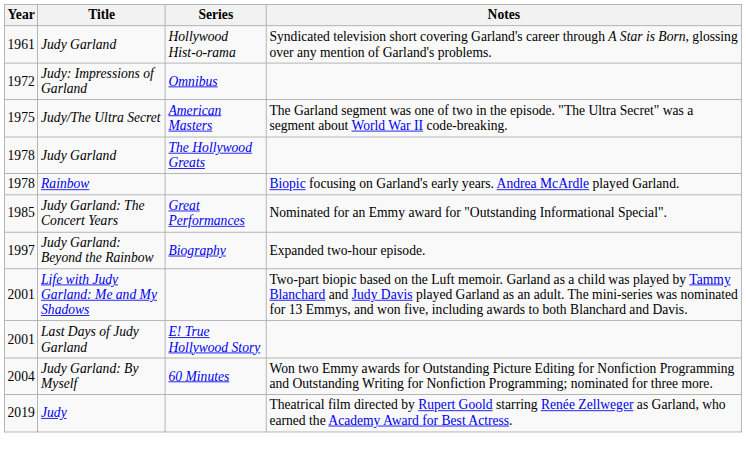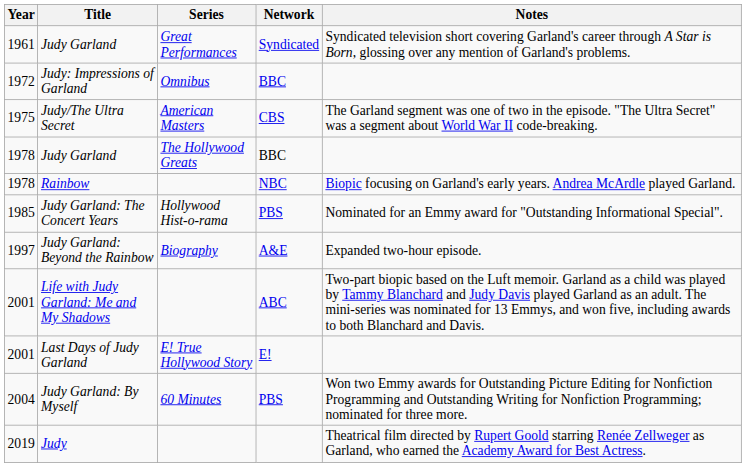+ column: (289, 15)
(202, 44) Hollywood Hist-o-rama -> (199, 44) Great Performances
(207, 213) Great Performances -> (194, 213) Hollywood Hist-o-rama
